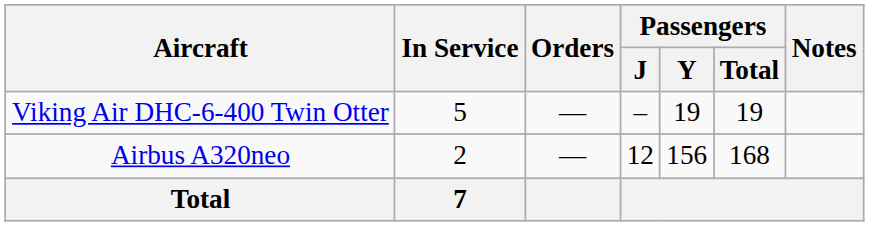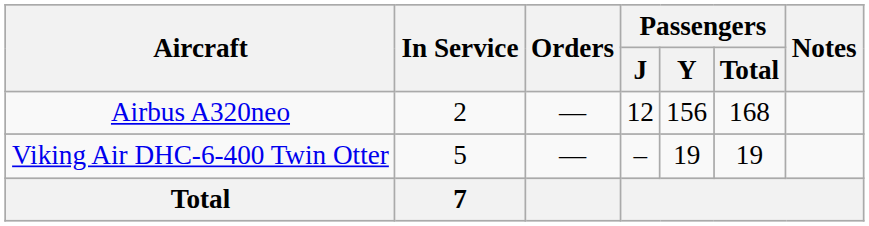rows swapped: (200, 155) <-> (200, 112)
